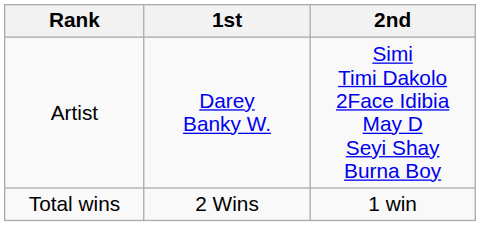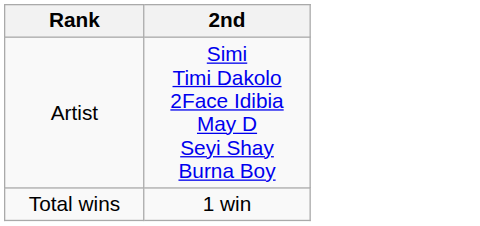- column: (227, 20)
